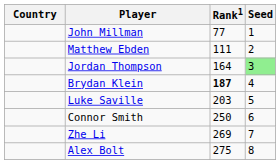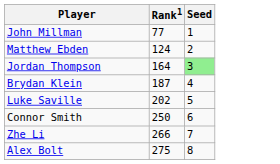- column: (35, 14)
(222, 49) 111 -> (161, 49) 124
(222, 83) bold -> (161, 83) normal
(222, 100) 203 -> (161, 100) 202
(222, 134) 269 -> (161, 134) 266
